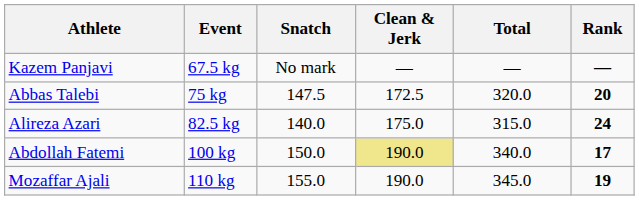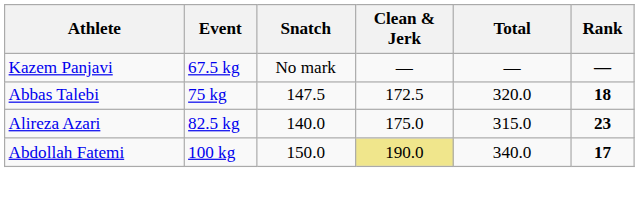(603, 95) 20 -> (603, 95) 18
(603, 124) 24 -> (603, 124) 23
- row: (59, 180)
